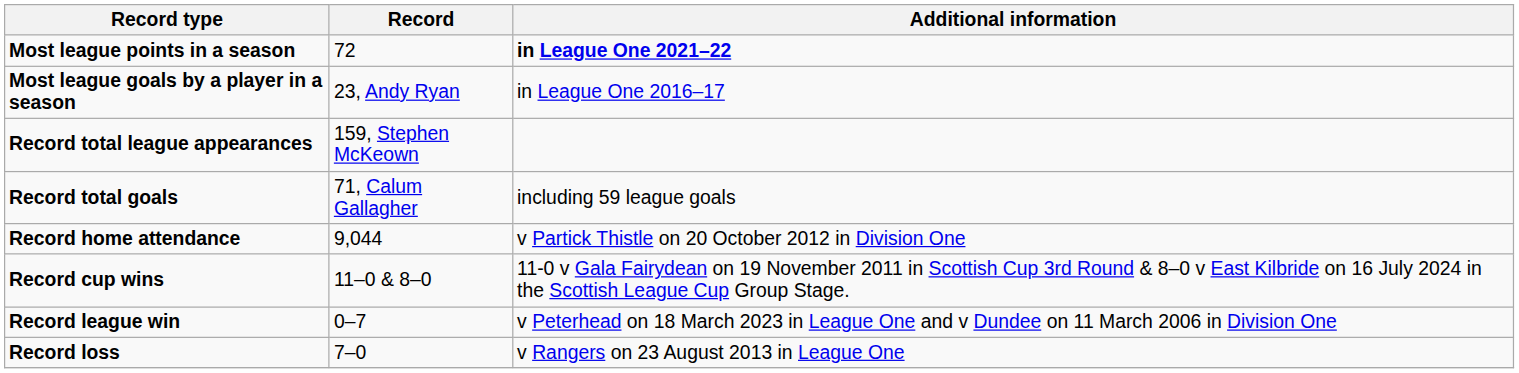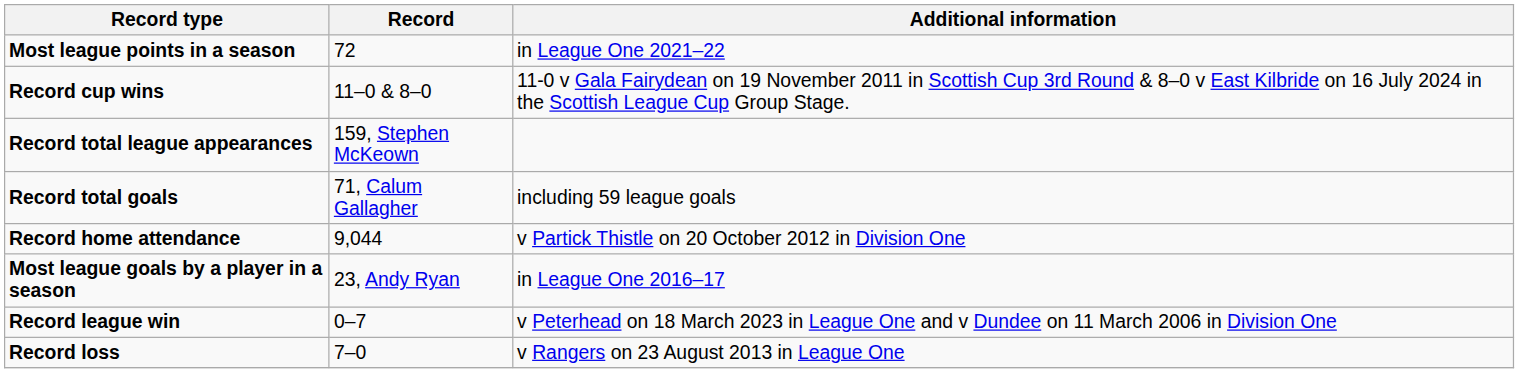(624, 50) bold -> (621, 50) normal
rows swapped: (166, 92) <-> (87, 280)
